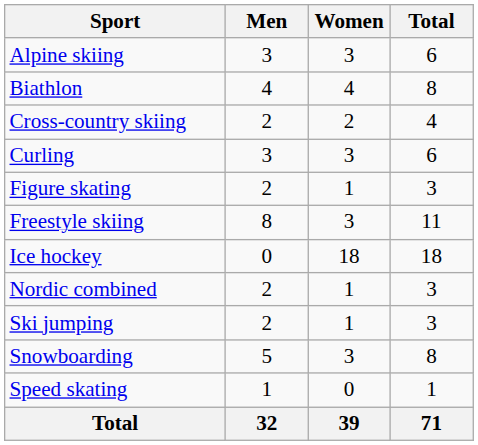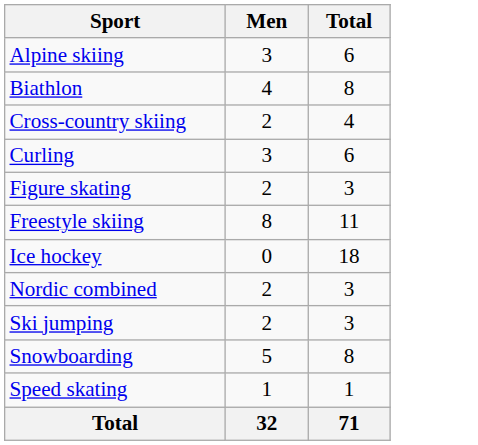- column: (349, 21)
